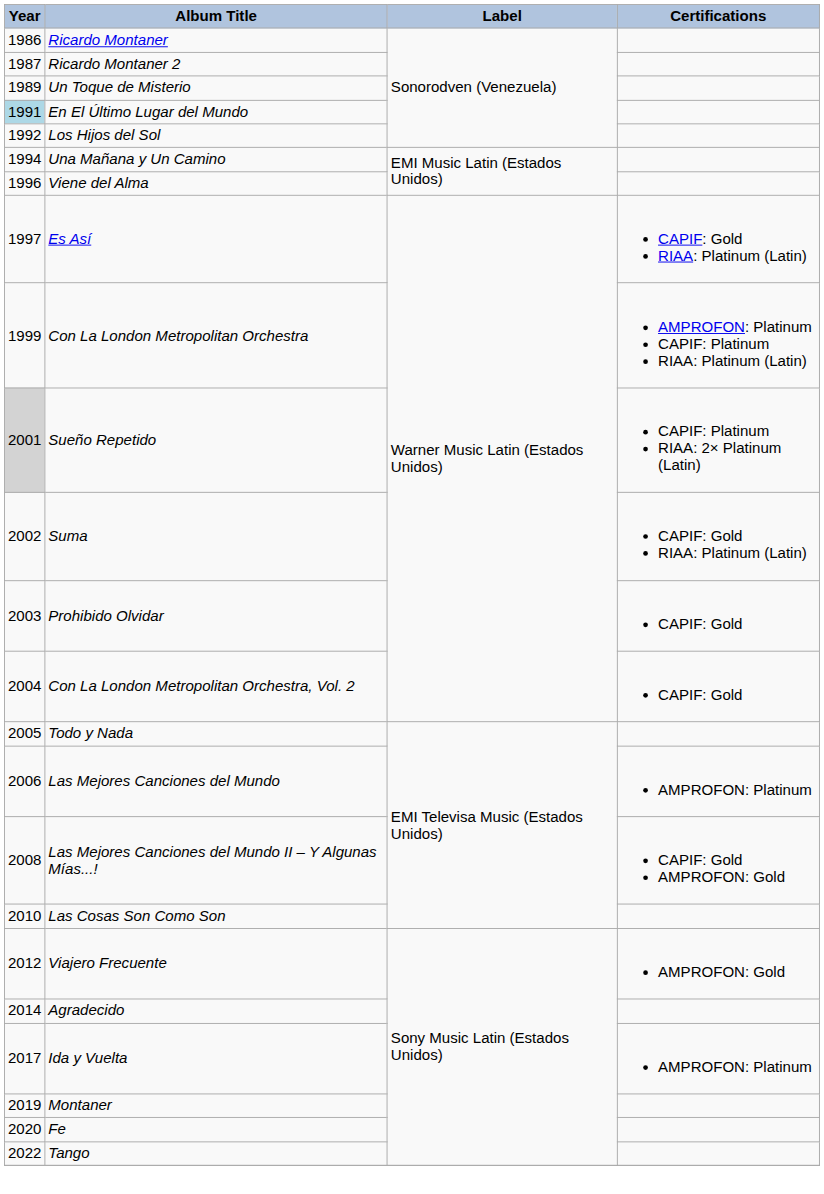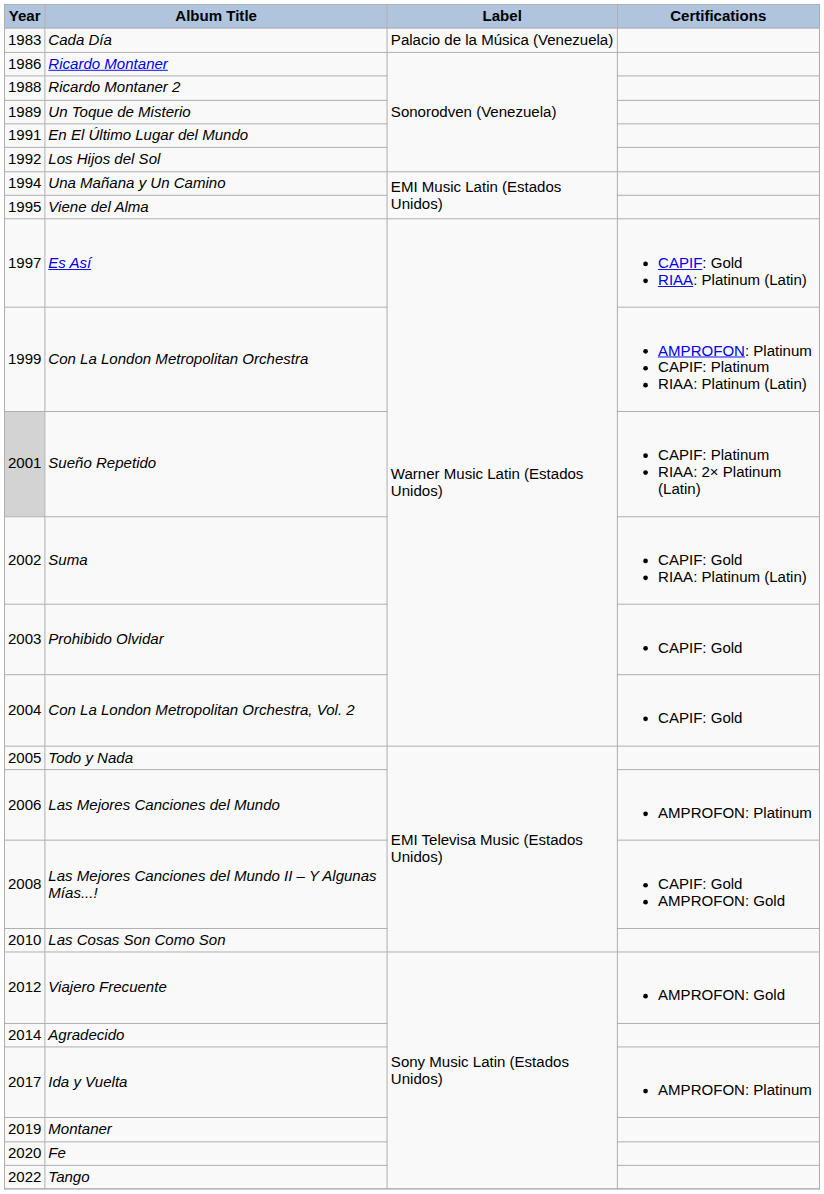+ row: (80, 40)
(25, 64) 1987 -> (25, 87) 1988
(25, 111) lightblue background -> (25, 135) no background
(25, 183) 1996 -> (25, 207) 1995
